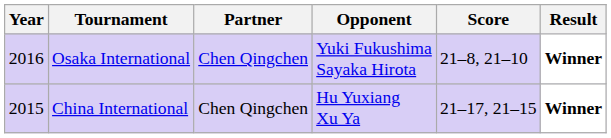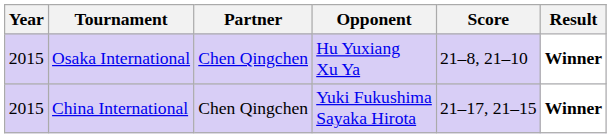(26, 58) 2016 -> (26, 58) 2015
(374, 58) Yuki Fukushima Sayaka Hirota -> (358, 58) Hu Yuxiang Xu Ya
(358, 108) Hu Yuxiang Xu Ya -> (374, 108) Yuki Fukushima Sayaka Hirota
